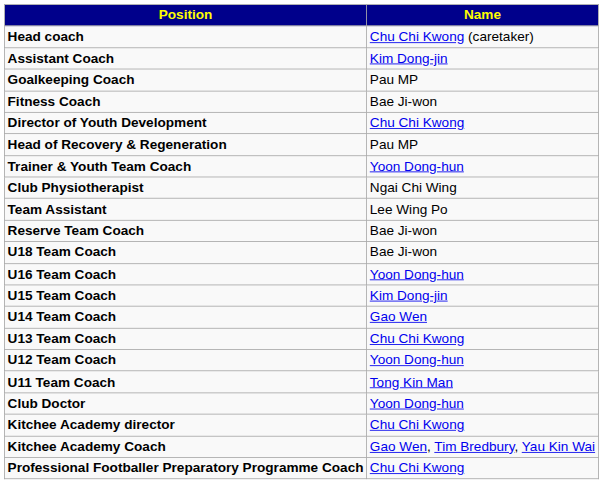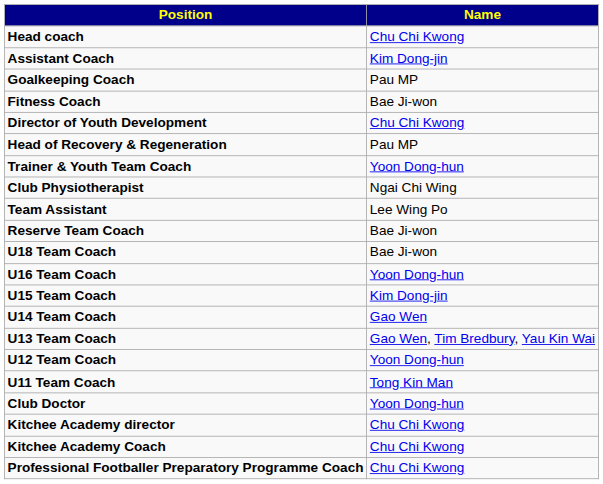(452, 36) Chu Chi Kwong (caretaker) -> (417, 36) Chu Chi Kwong
(417, 338) Chu Chi Kwong -> (482, 338) Gao Wen, Tim Bredbury, Yau Kin Wai
(482, 446) Gao Wen, Tim Bredbury, Yau Kin Wai -> (417, 446) Chu Chi Kwong
